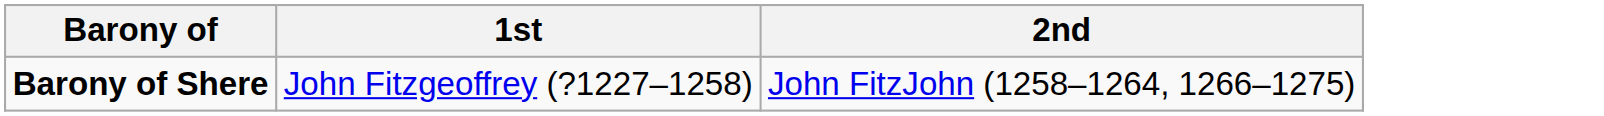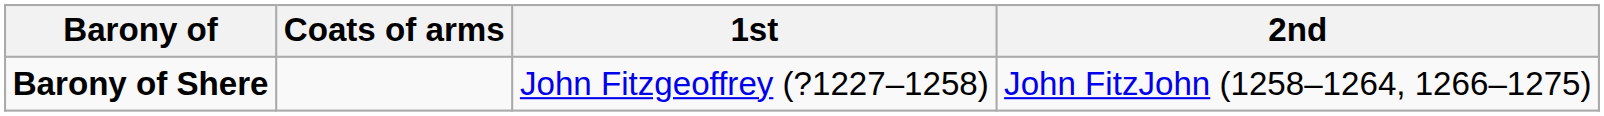+ column: (394, 30)
